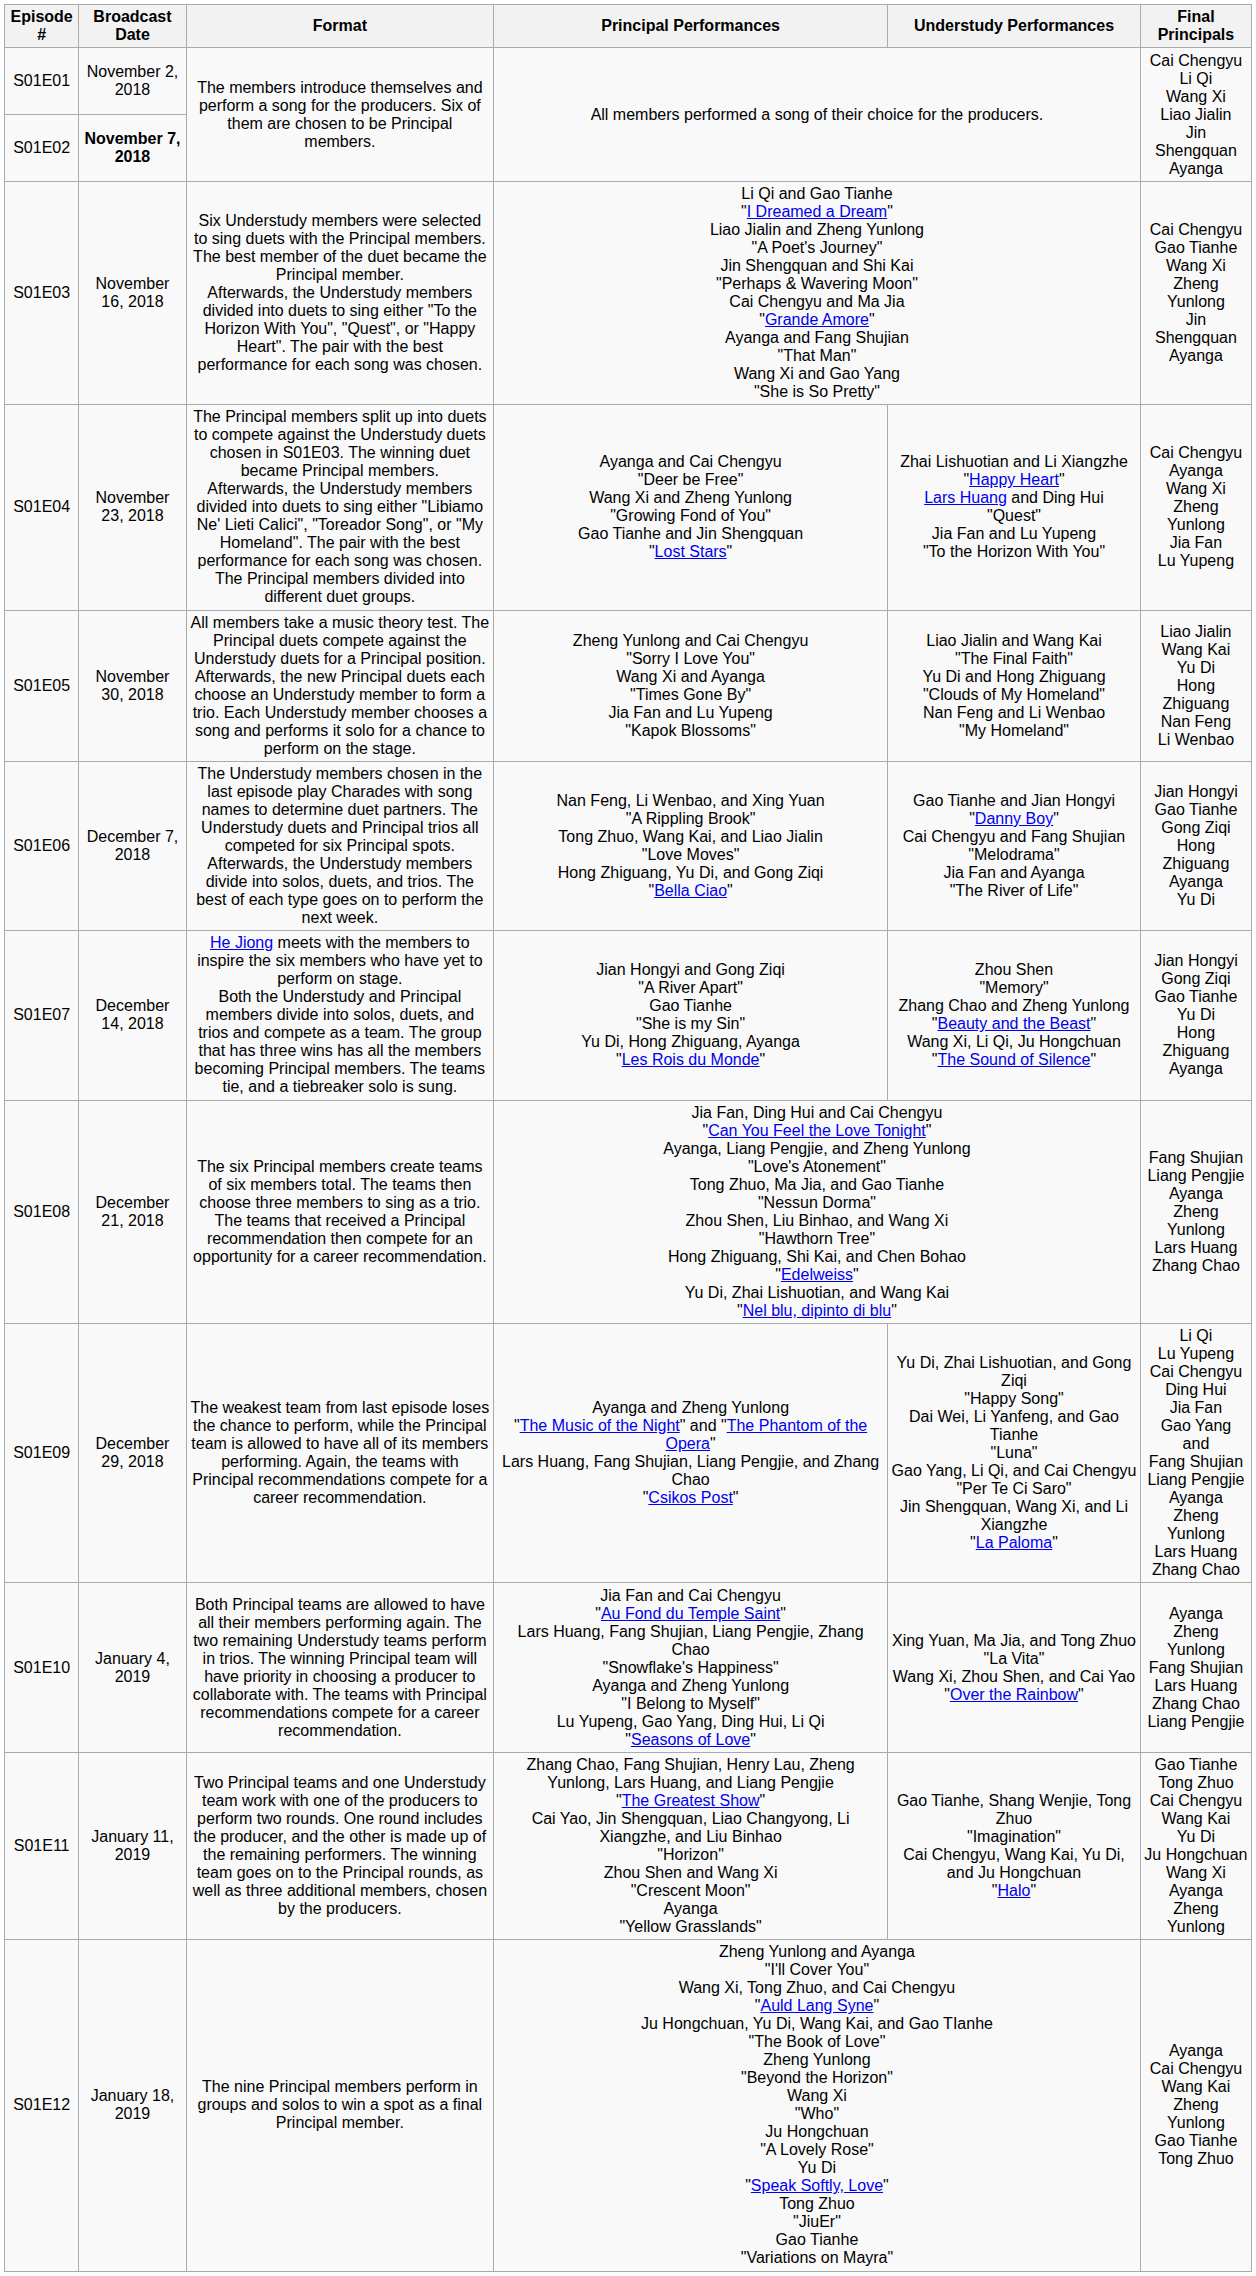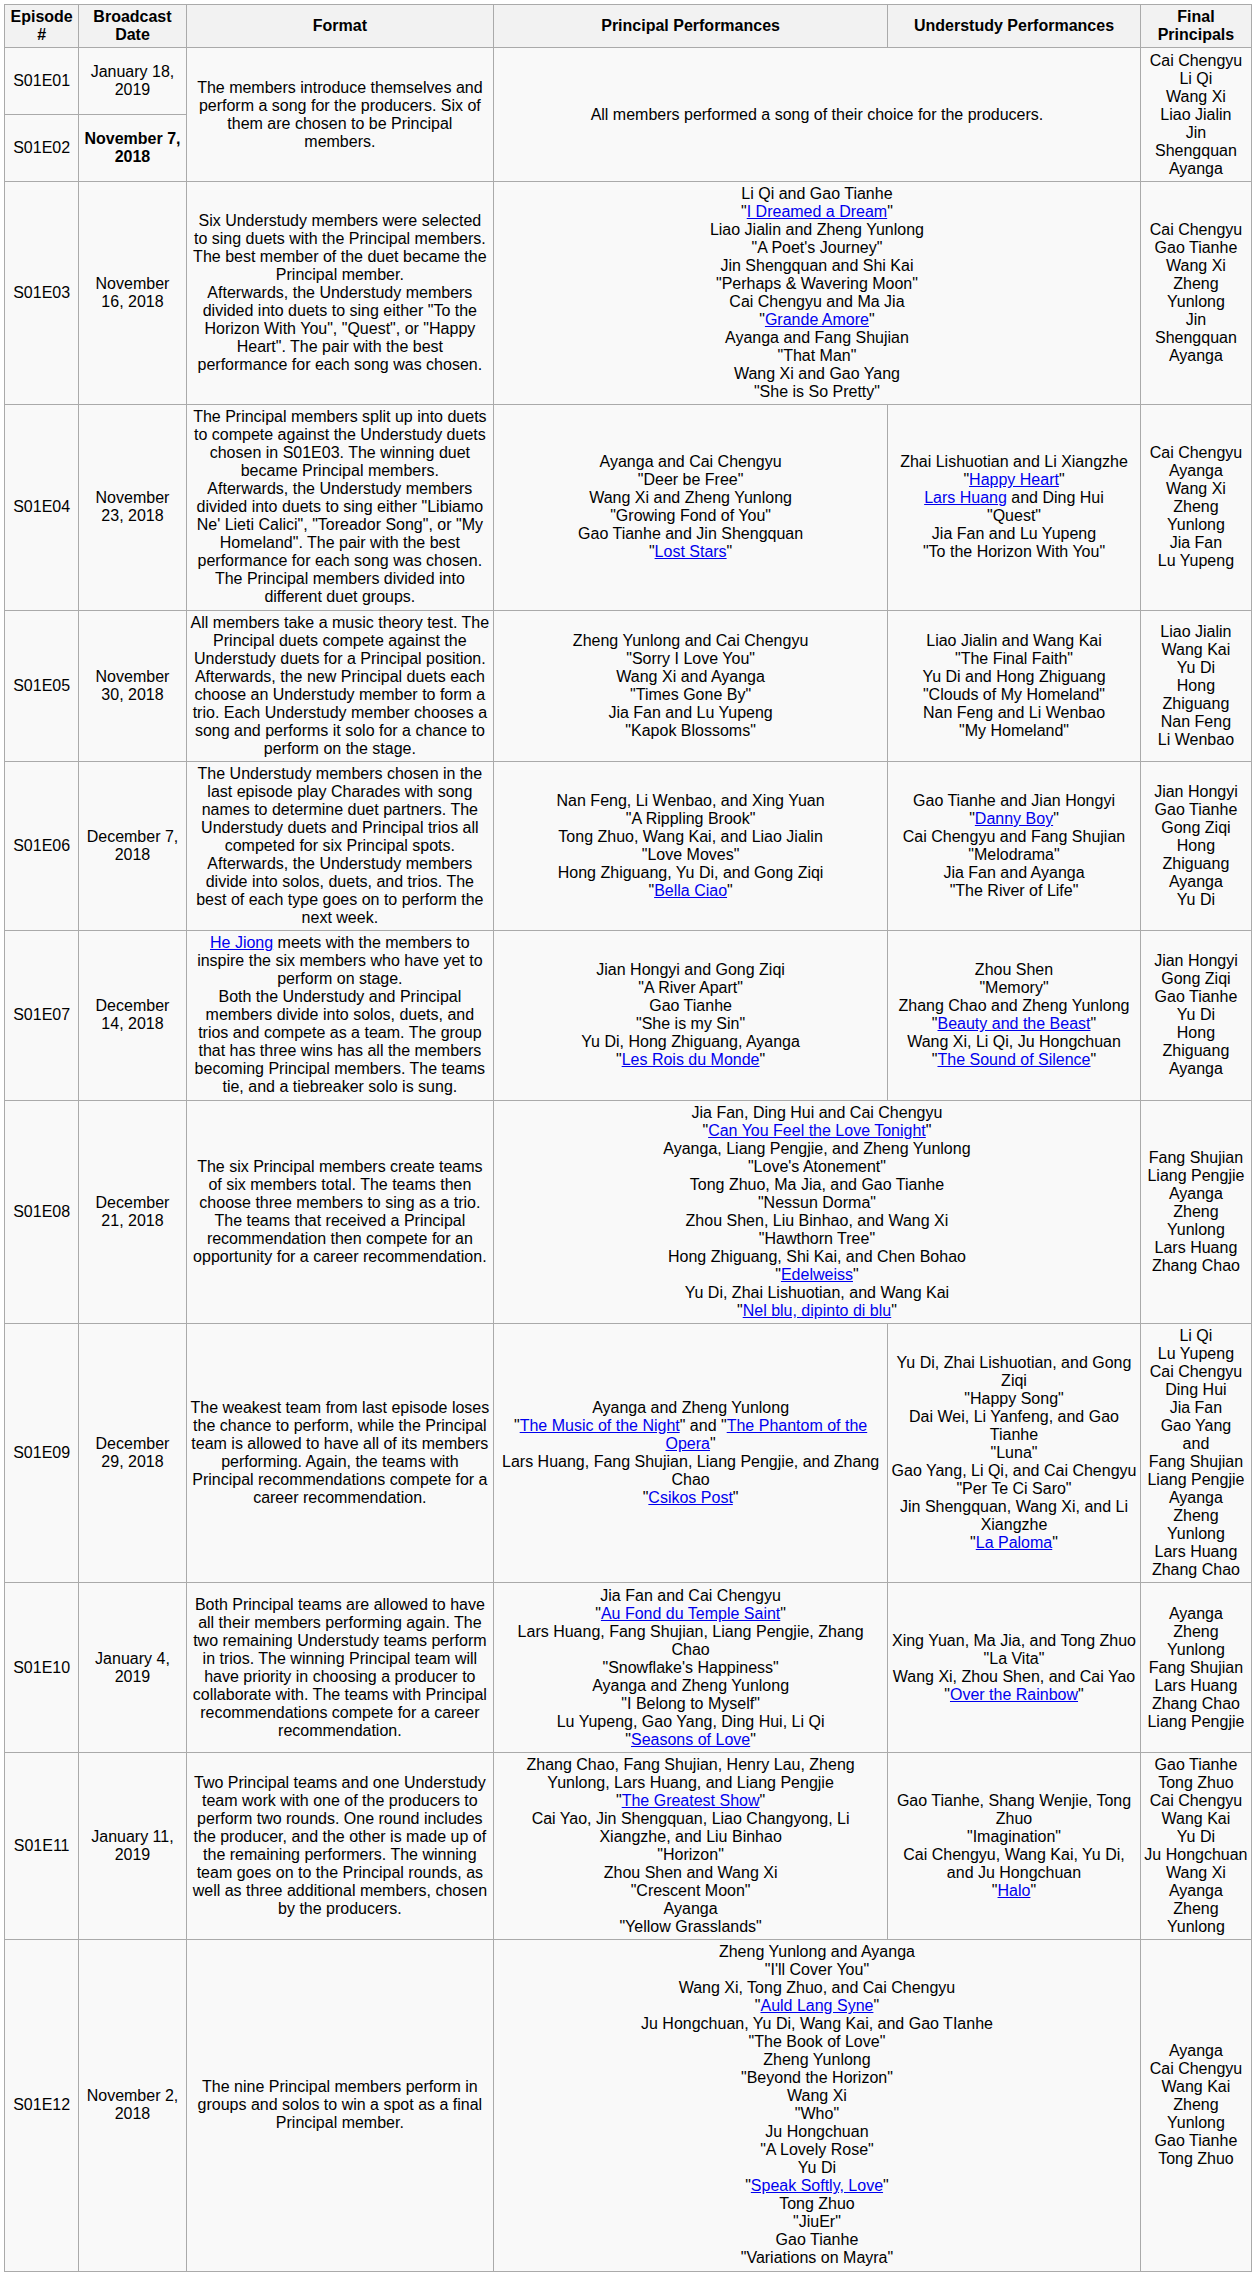(132, 81) November 2, 2018 -> (132, 81) January 18, 2019
(132, 2105) January 18, 2019 -> (132, 2105) November 2, 2018
